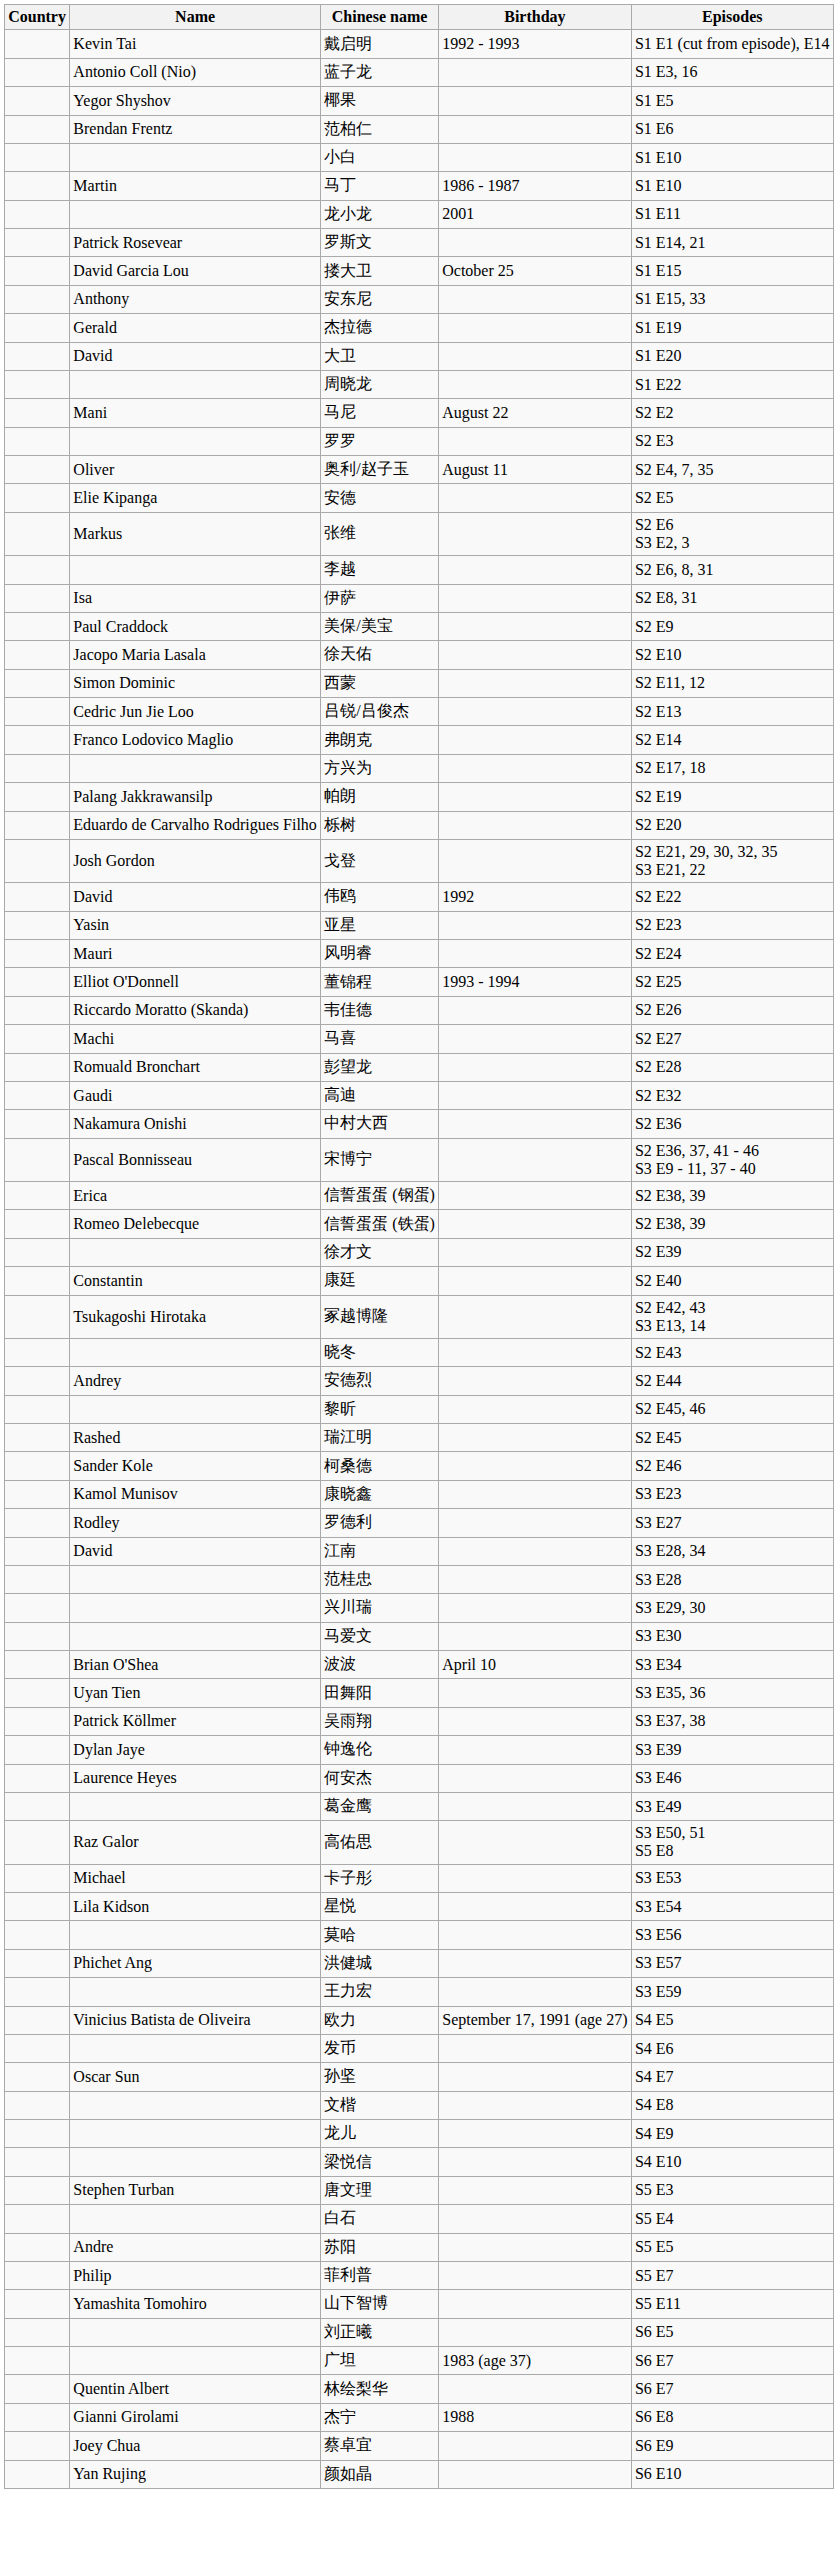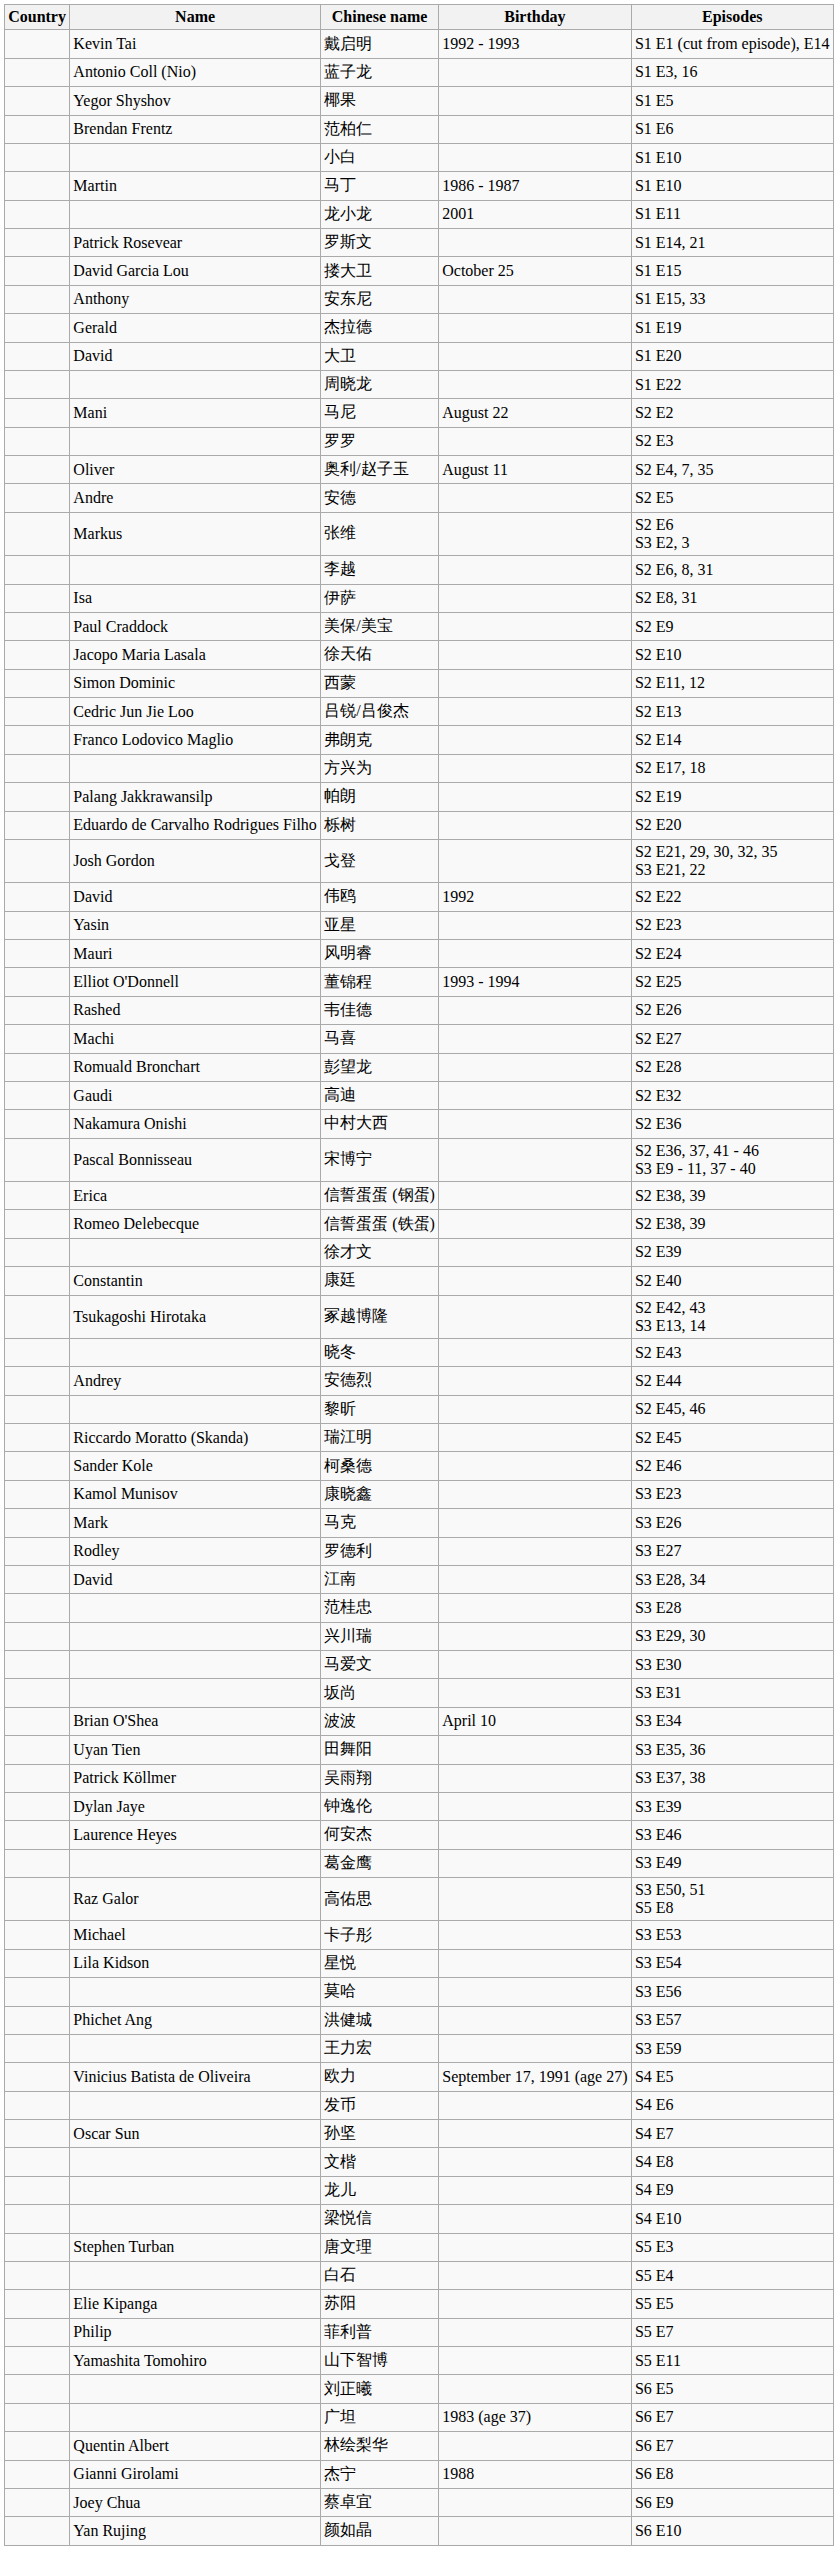(115, 498) Elie Kipanga -> (93, 498) Andre
(161, 1010) Riccardo Moratto (Skanda) -> (97, 1010) Rashed
(97, 1437) Rashed -> (161, 1437) Riccardo Moratto (Skanda)
+ row: (340, 1522)
+ row: (340, 1692)
(93, 2247) Andre -> (115, 2303) Elie Kipanga
